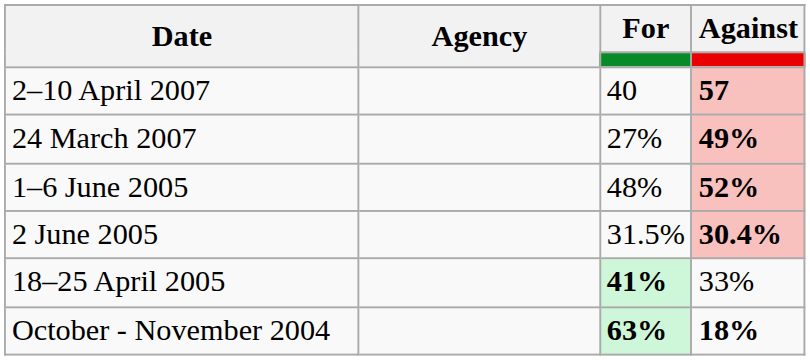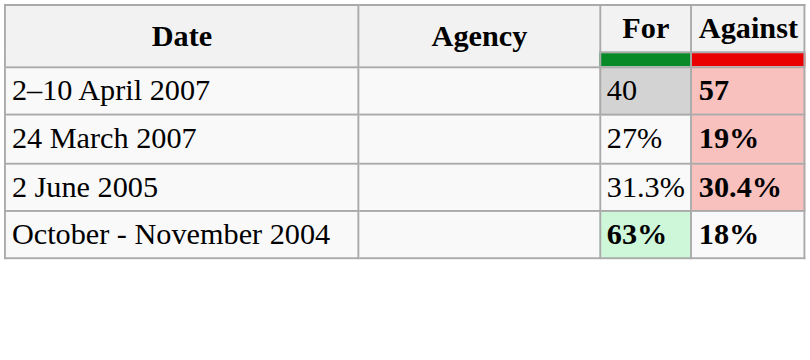(622, 90) no background -> (622, 90) lightgrey background
(729, 138) 49% -> (729, 138) 19%
- row: (100, 186)
(646, 234) 31.5% -> (646, 186) 31.3%
- row: (119, 282)
